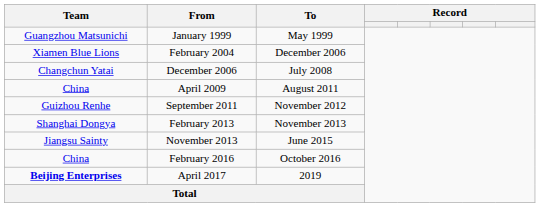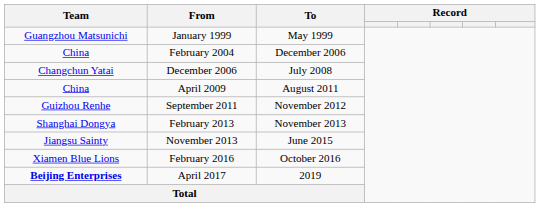(76, 53) Xiamen Blue Lions -> (76, 53) China
(76, 158) China -> (76, 158) Xiamen Blue Lions
